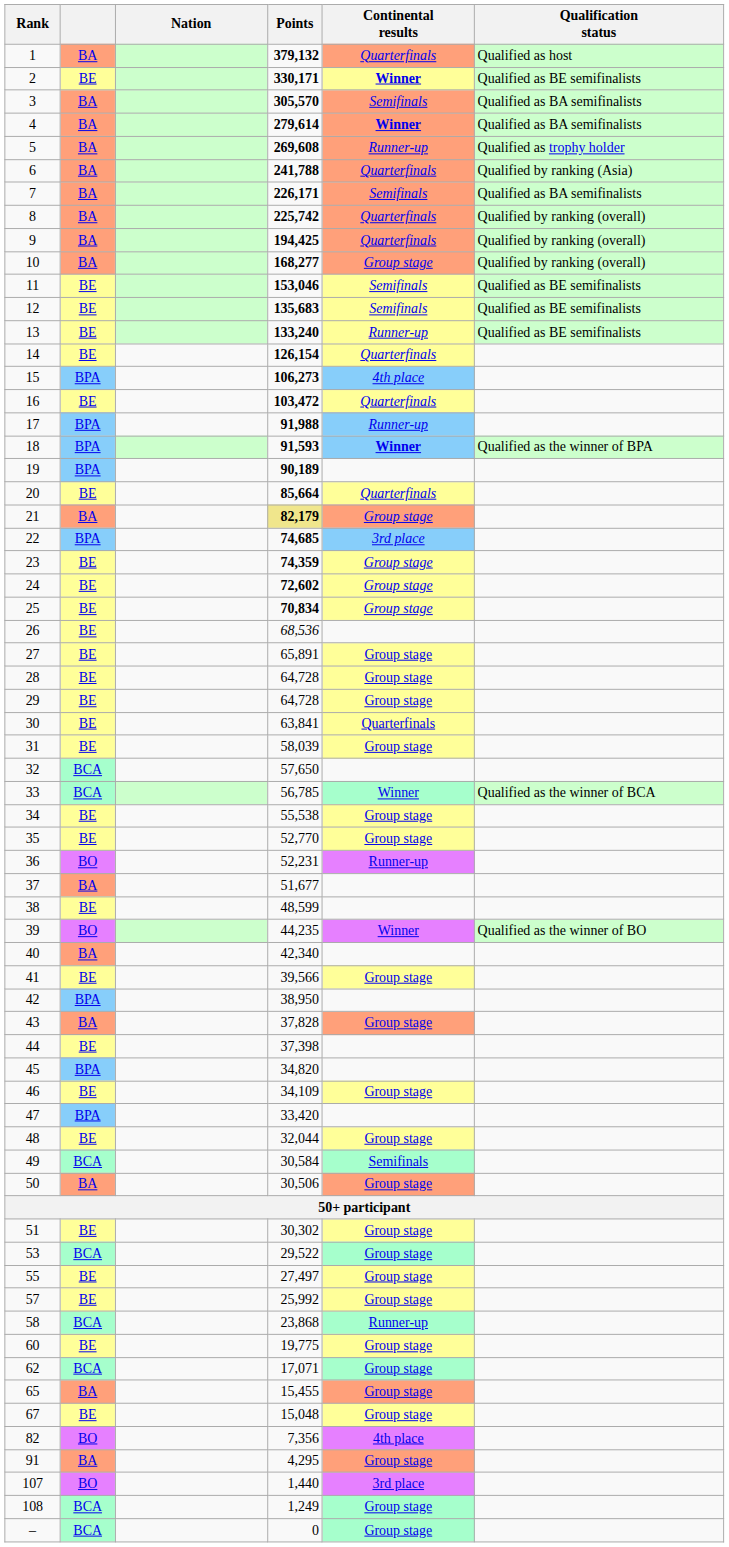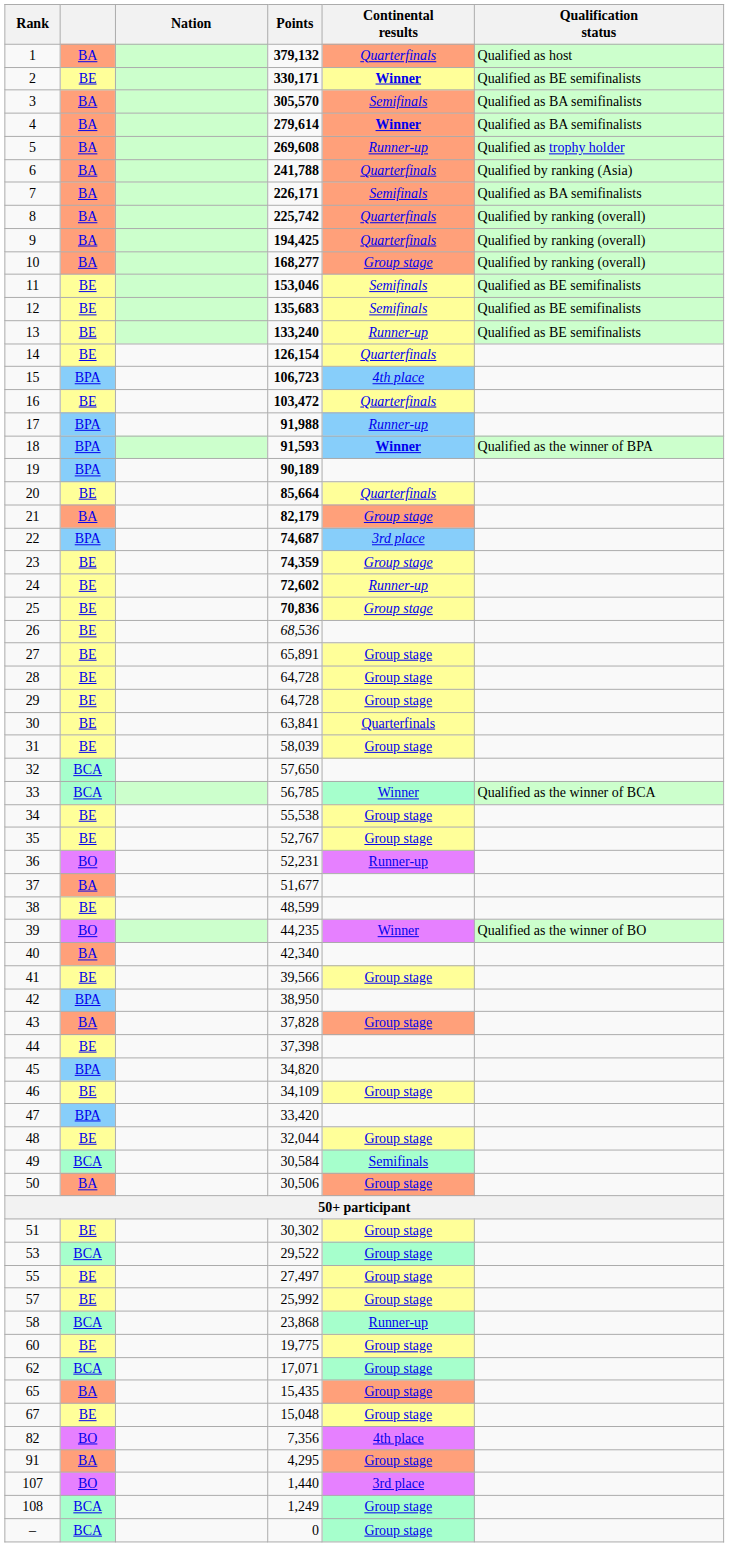(296, 378) 106,273 -> (296, 378) 106,723
(300, 516) khaki background -> (300, 516) no background
(300, 539) 74,685 -> (300, 539) 74,687
(398, 585) Group stage -> (398, 585) Runner-up
(300, 608) 70,834 -> (300, 608) 70,836
(300, 838) 52,770 -> (300, 838) 52,767
(300, 1391) 15,455 -> (300, 1391) 15,435
